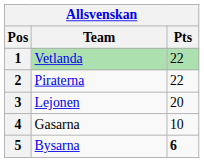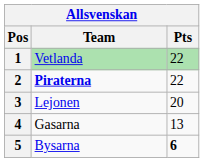(59, 80) normal -> (63, 80) bold
(177, 124) 10 -> (177, 124) 13
